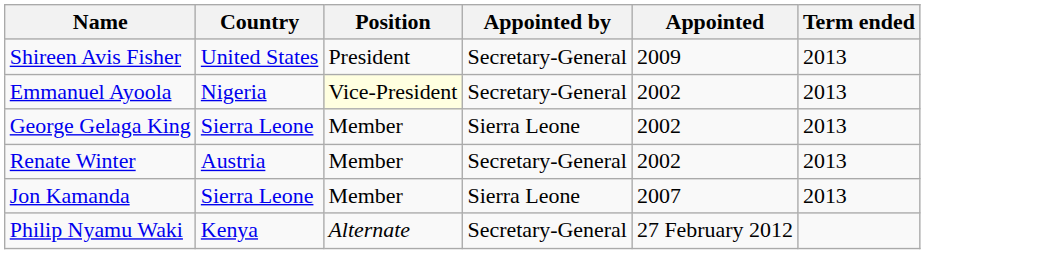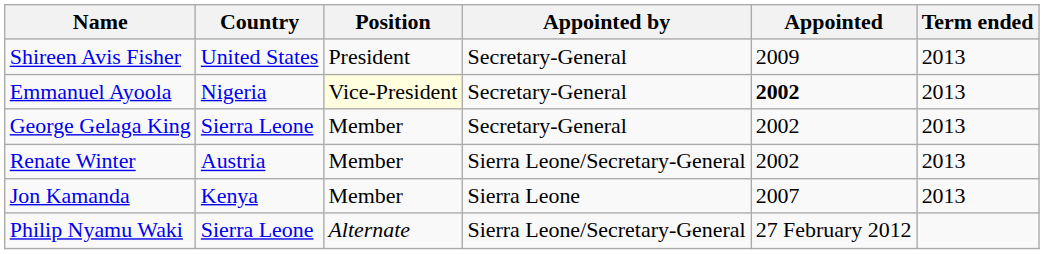(659, 91) normal -> (778, 91) bold
(524, 126) Sierra Leone -> (547, 126) Secretary-General
(547, 160) Secretary-General -> (607, 160) Sierra Leone/Secretary-General
(257, 195) Sierra Leone -> (229, 195) Kenya
(229, 230) Kenya -> (257, 230) Sierra Leone
(547, 230) Secretary-General -> (607, 230) Sierra Leone/Secretary-General
